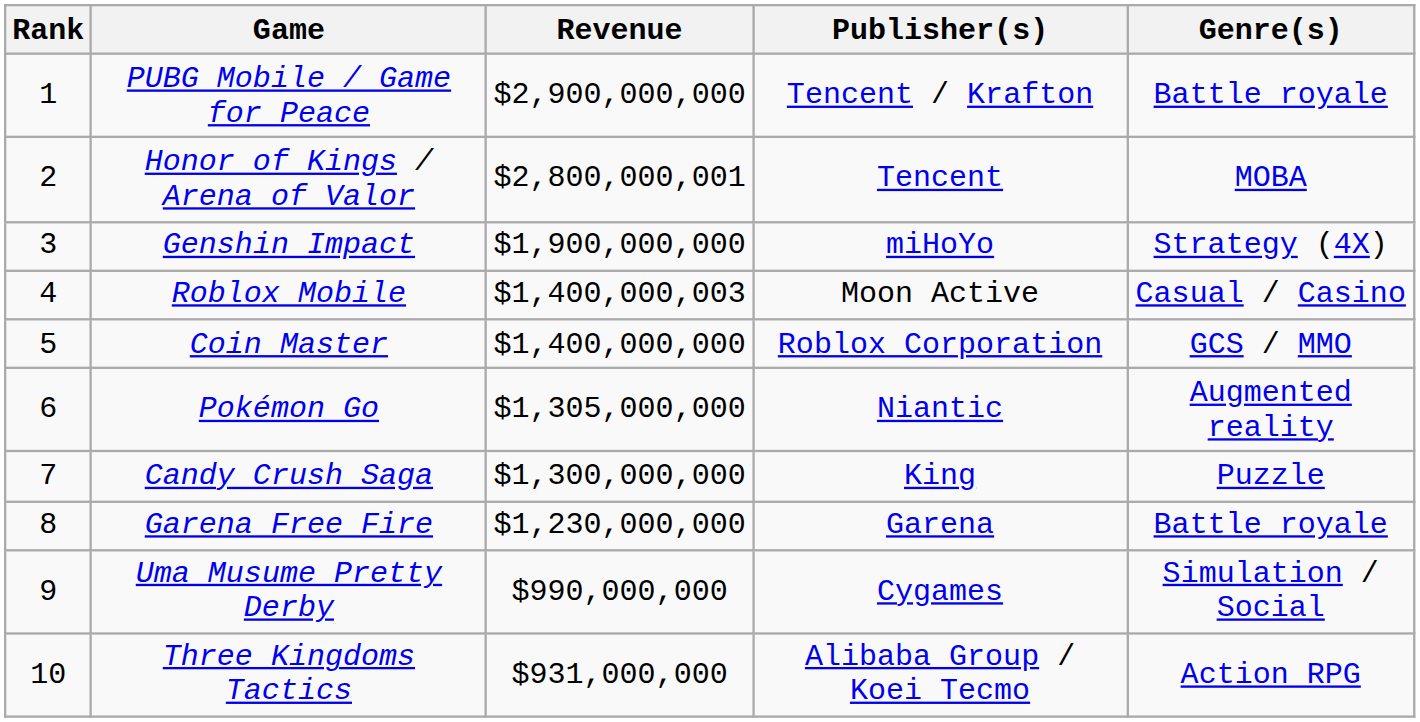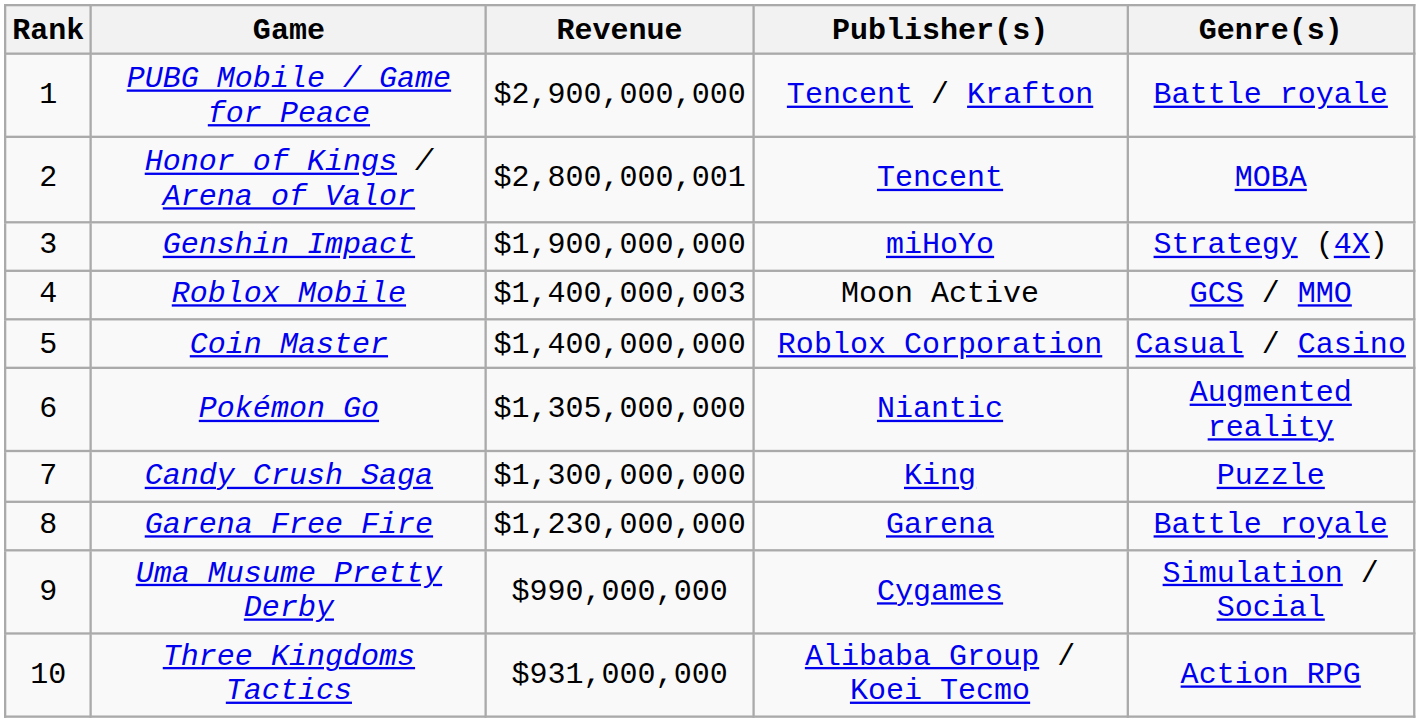(1271, 295) Casual / Casino -> (1271, 295) GCS / MMO
(1271, 344) GCS / MMO -> (1271, 344) Casual / Casino
